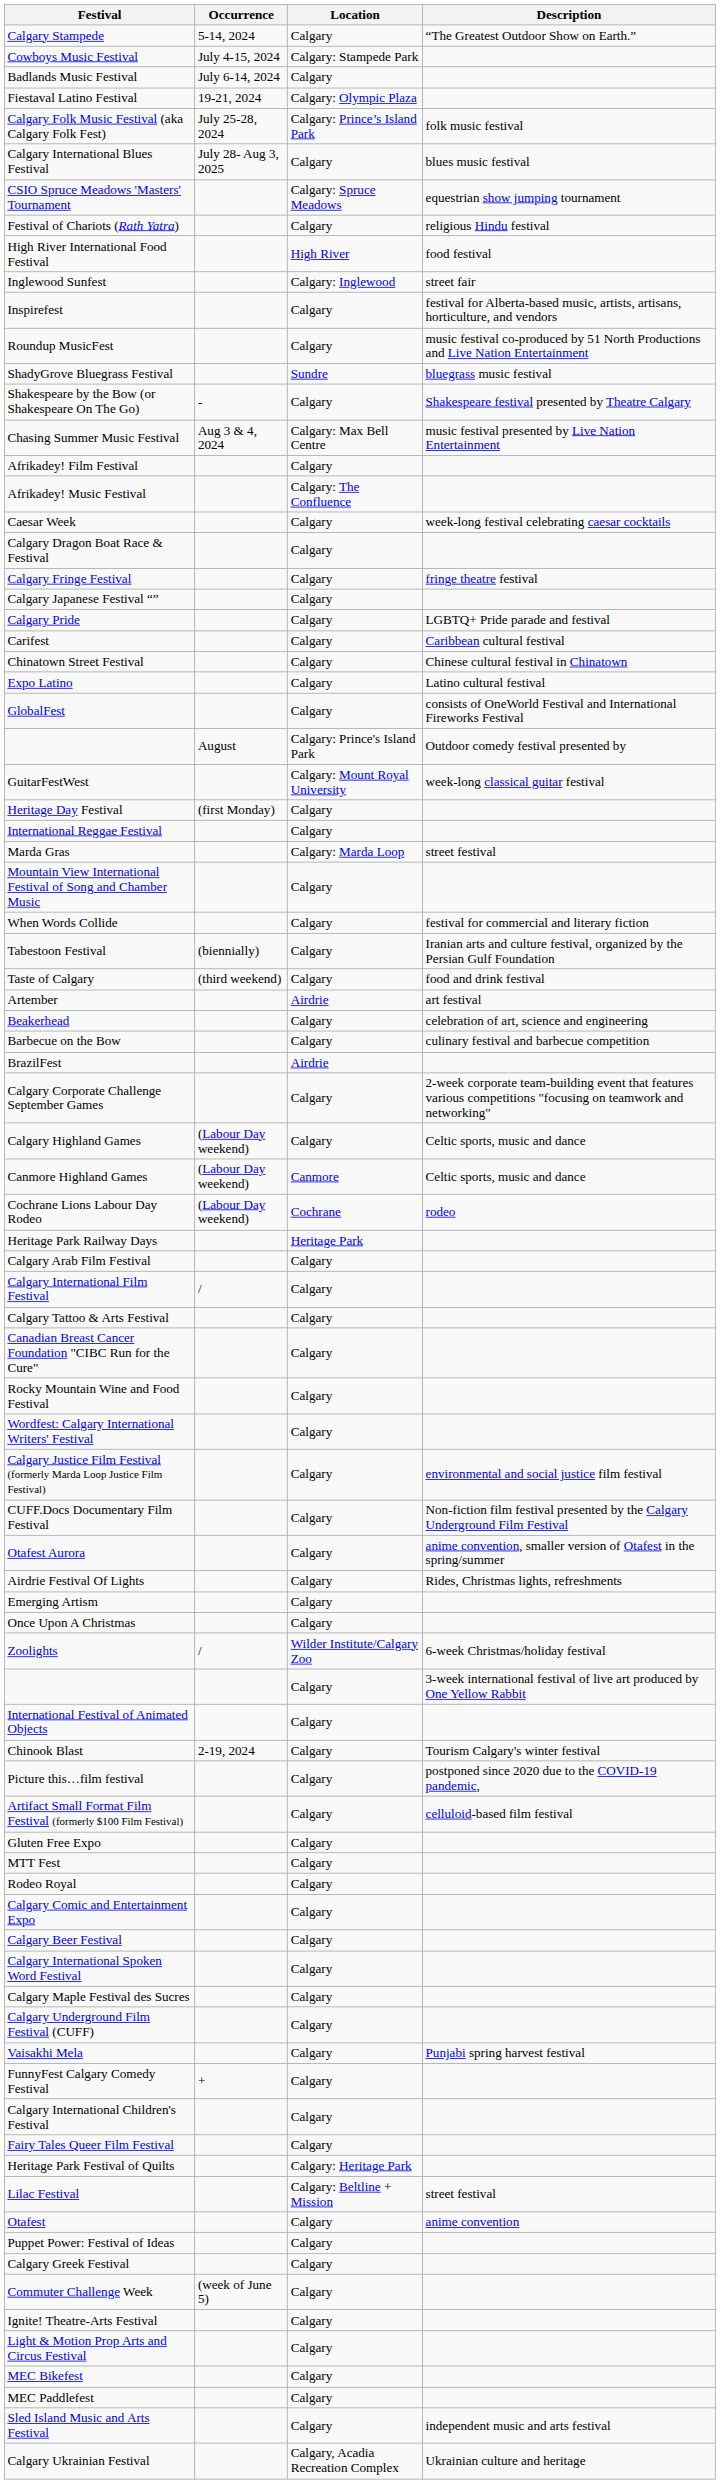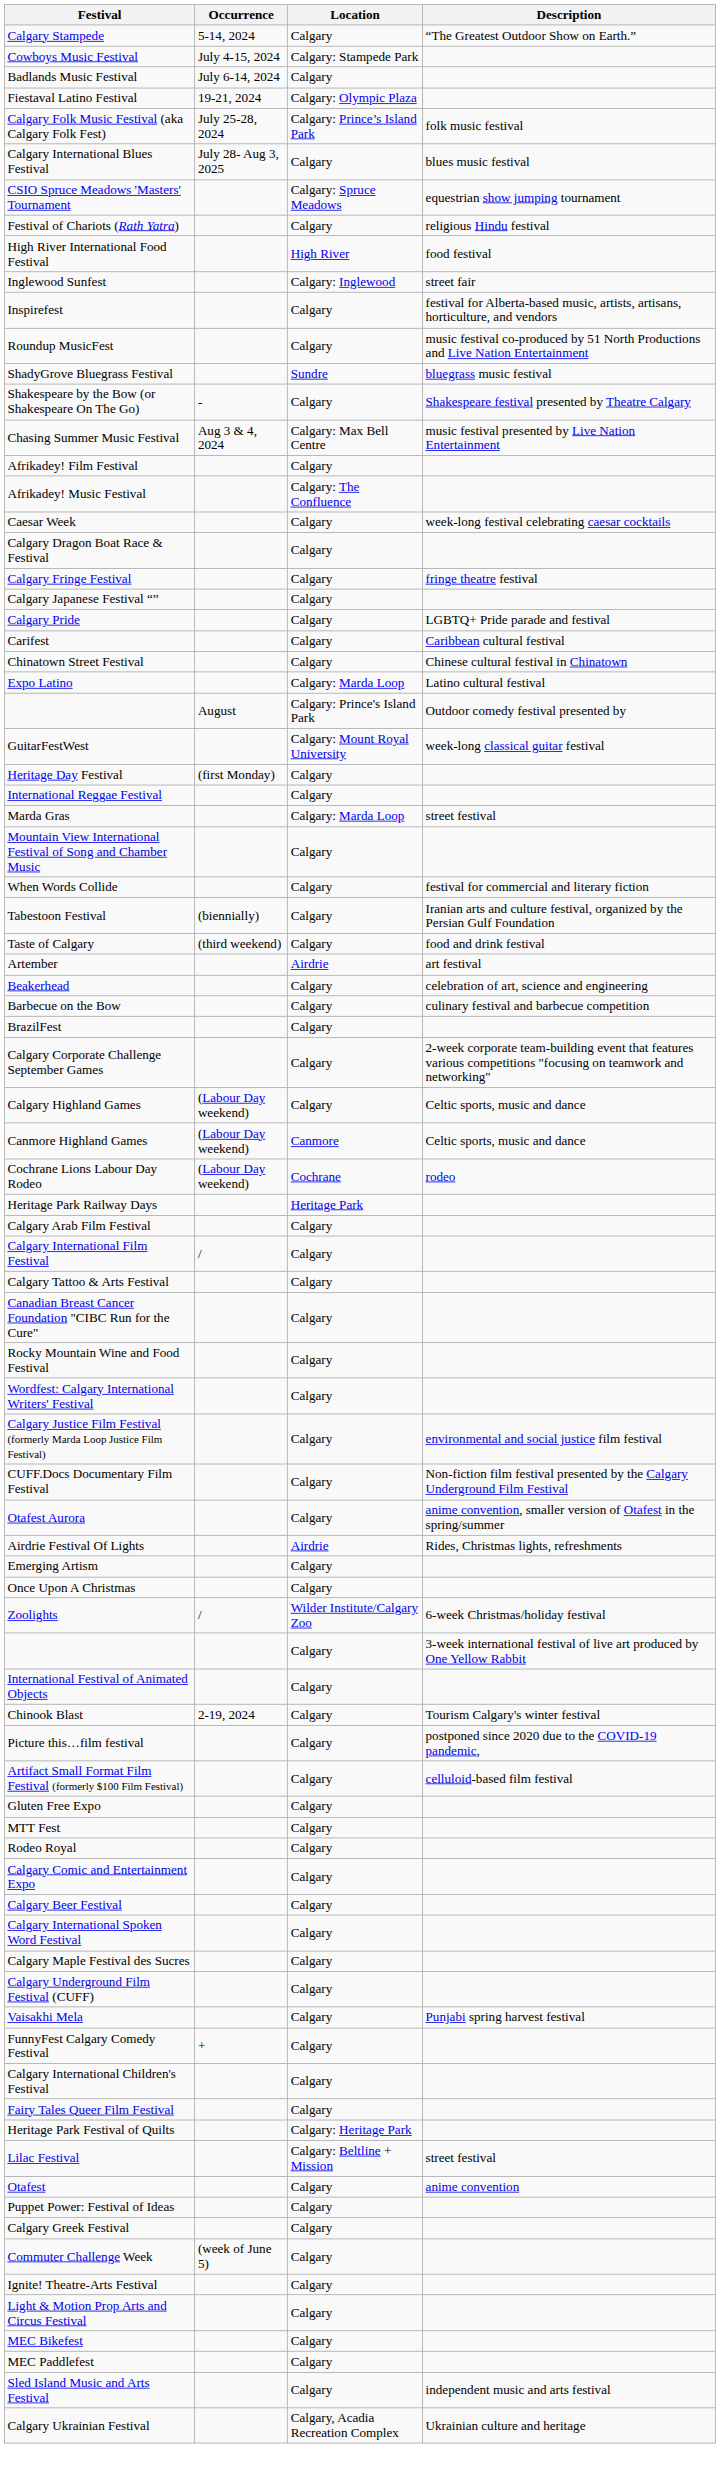(311, 682) Calgary -> (348, 682) Calgary: Marda Loop
- row: (36, 710)
(310, 1062) Airdrie -> (311, 1026) Calgary
(311, 1581) Calgary -> (310, 1545) Airdrie
